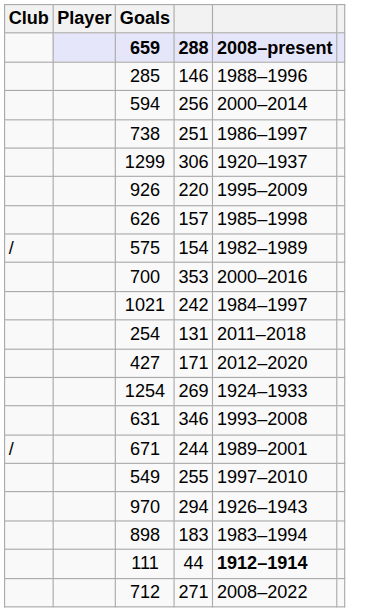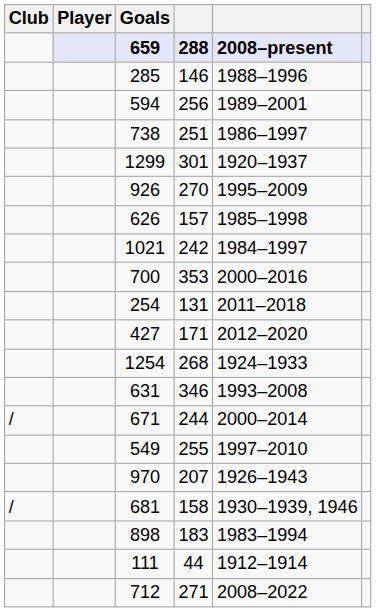(262, 104) 2000–2014 -> (262, 104) 1989–2001
(194, 162) 306 -> (194, 162) 301
(194, 190) 220 -> (194, 190) 270
- row: (145, 248)
rows swapped: (145, 276) <-> (145, 305)
(194, 391) 269 -> (194, 362) 268
(262, 448) 1989–2001 -> (262, 420) 2000–2014
(194, 506) 294 -> (194, 477) 207
+ row: (145, 506)
(262, 563) bold -> (262, 563) normal
